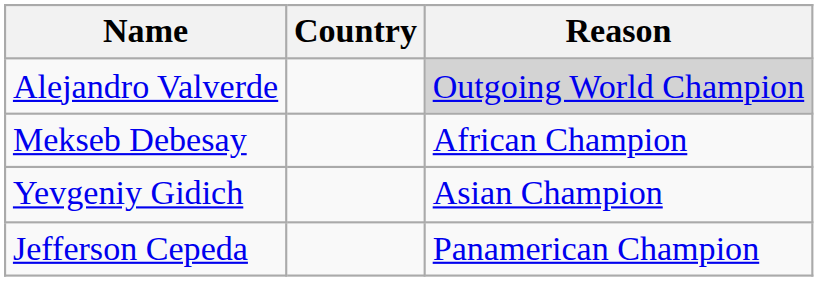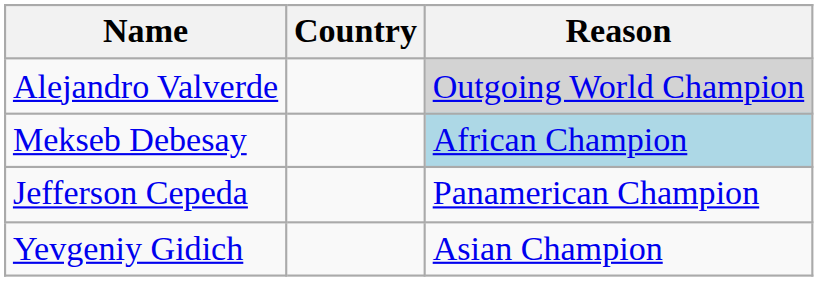(560, 139) no background -> (560, 139) lightblue background
rows swapped: (128, 193) <-> (130, 247)
